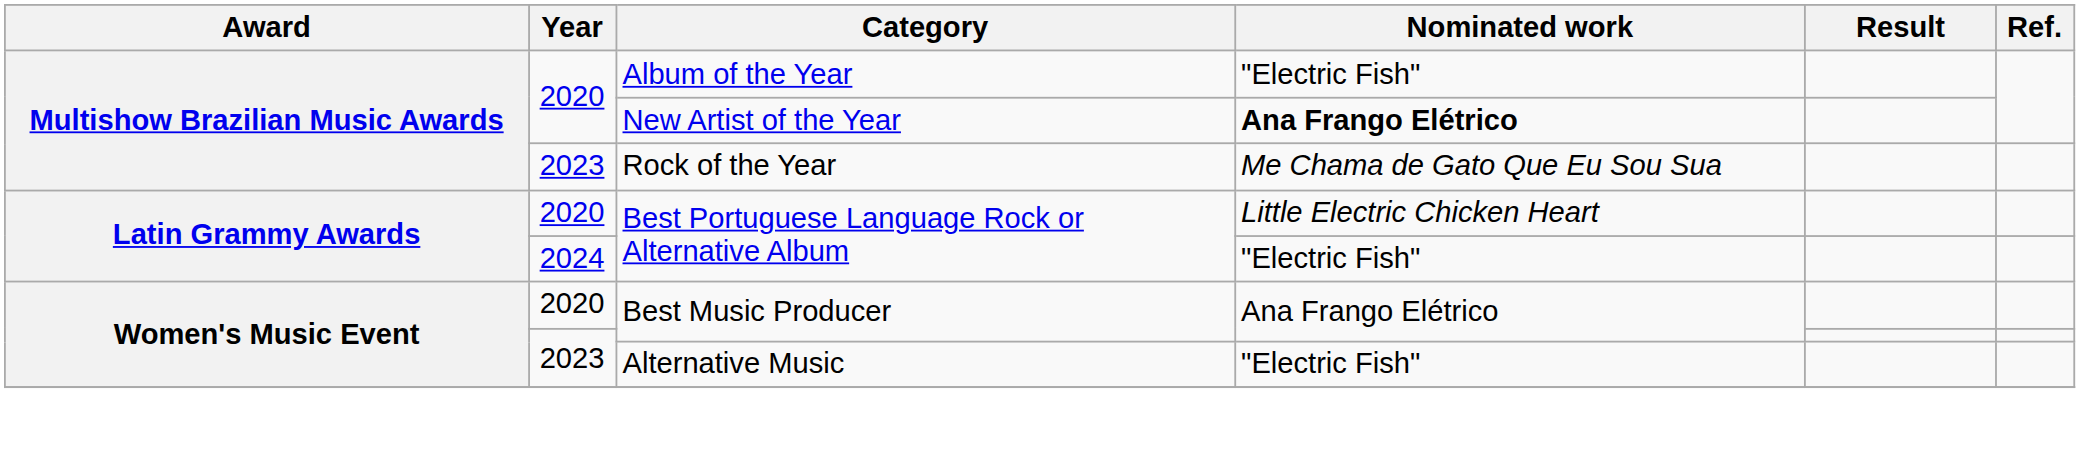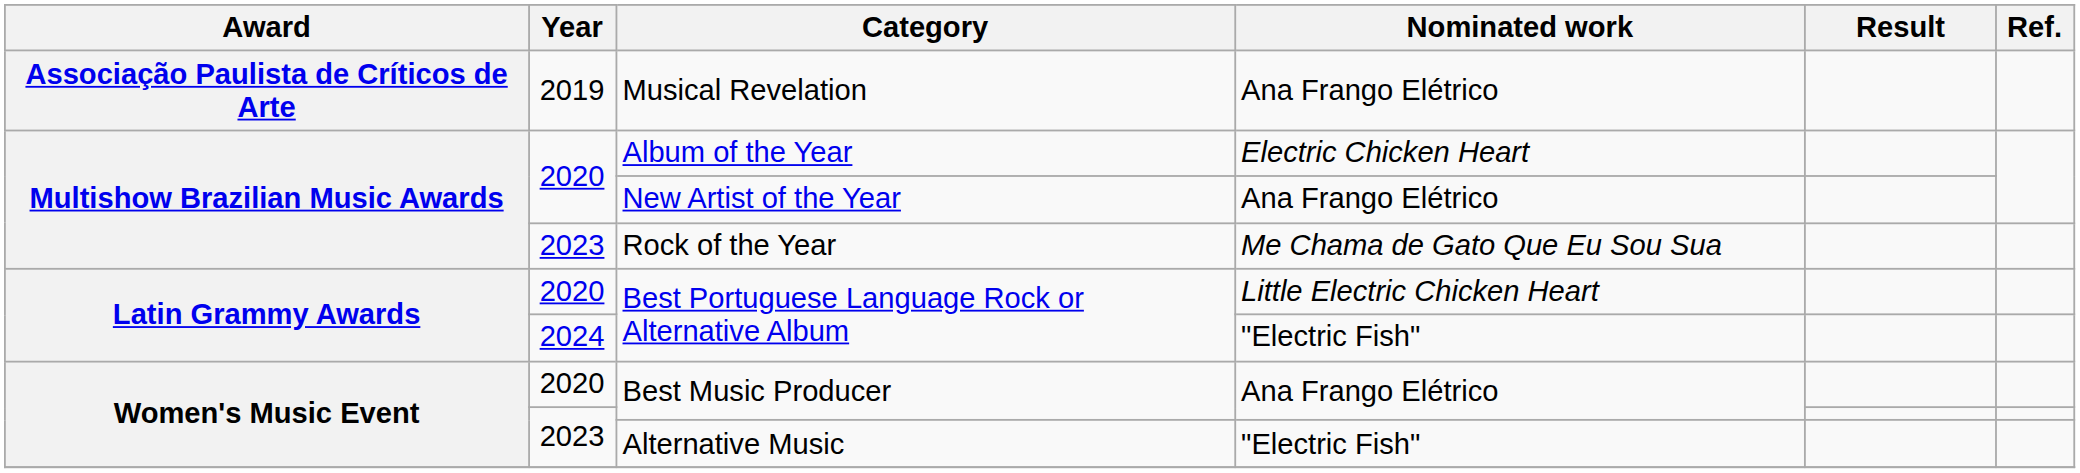+ row: (572, 90)
(1331, 73) "Electric Fish" -> (1385, 152) Electric Chicken Heart
(1379, 119) bold -> (1370, 198) normal
